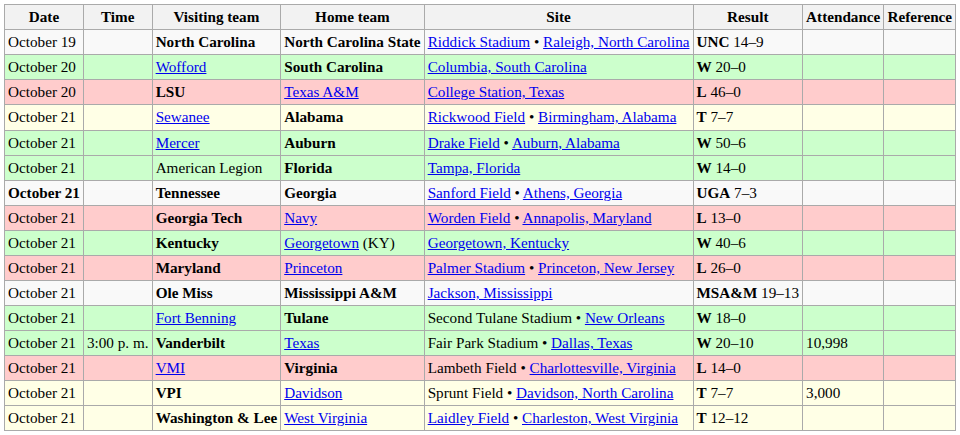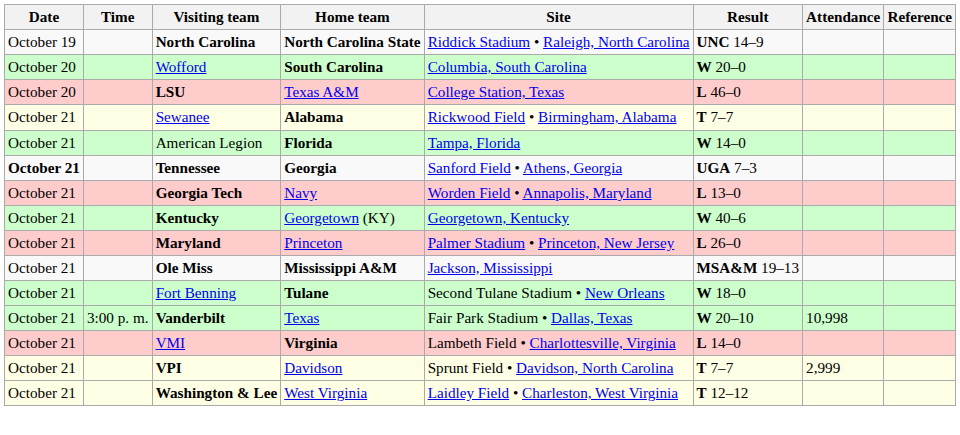- row: (178, 142)
(823, 393) 3,000 -> (823, 368) 2,999
